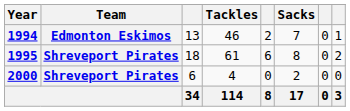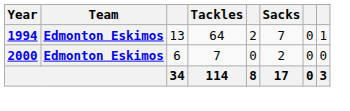(232, 35) 46 -> (217, 35) 64
- row: (22, 55)
(111, 76) Shreveport Pirates -> (104, 55) Edmonton Eskimos
(232, 76) 4 -> (217, 55) 7
